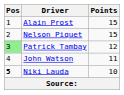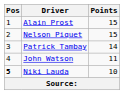(8, 47) lightgreen background -> (8, 47) no background
(113, 47) 12 -> (113, 47) 14
